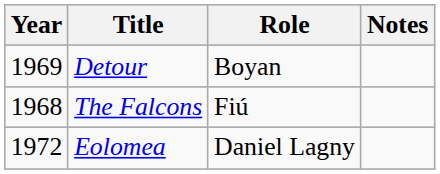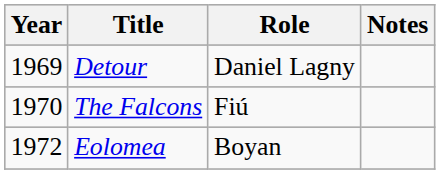(248, 65) Boyan -> (285, 65) Daniel Lagny
(37, 106) 1968 -> (37, 106) 1970
(285, 147) Daniel Lagny -> (248, 147) Boyan
